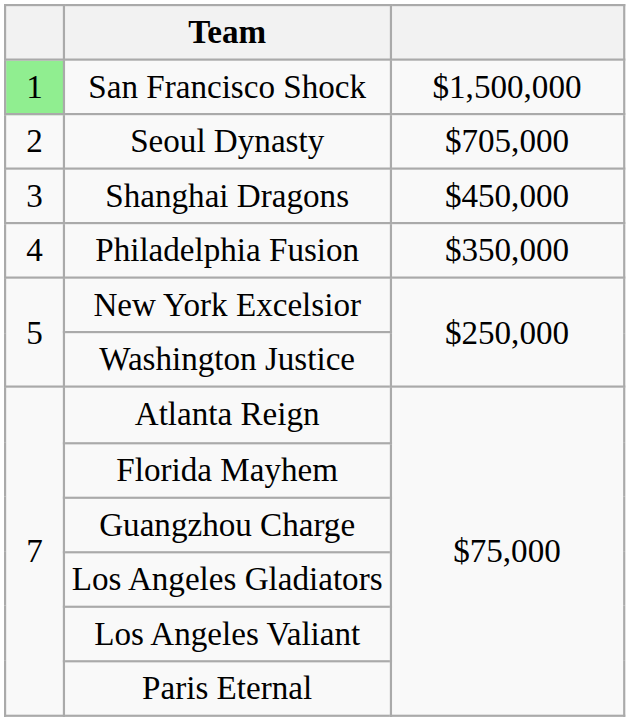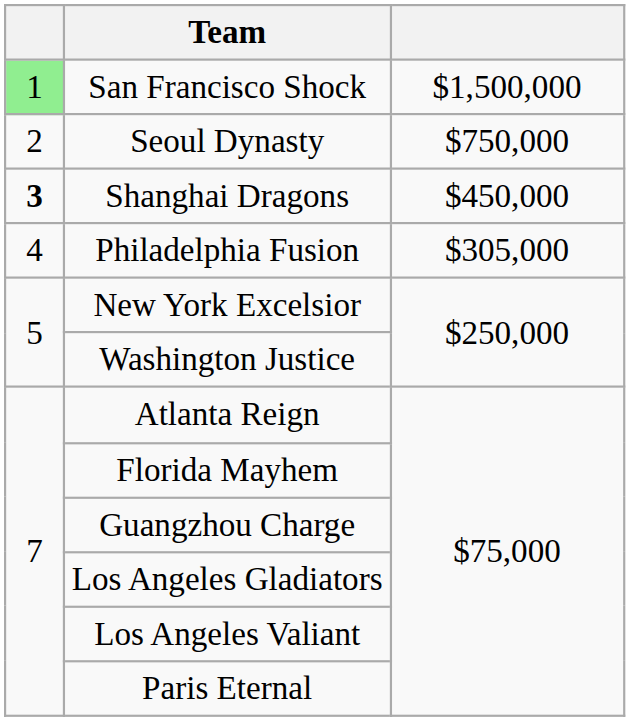(507, 141) $705,000 -> (507, 141) $750,000
(35, 195) normal -> (35, 195) bold
(507, 250) $350,000 -> (507, 250) $305,000
